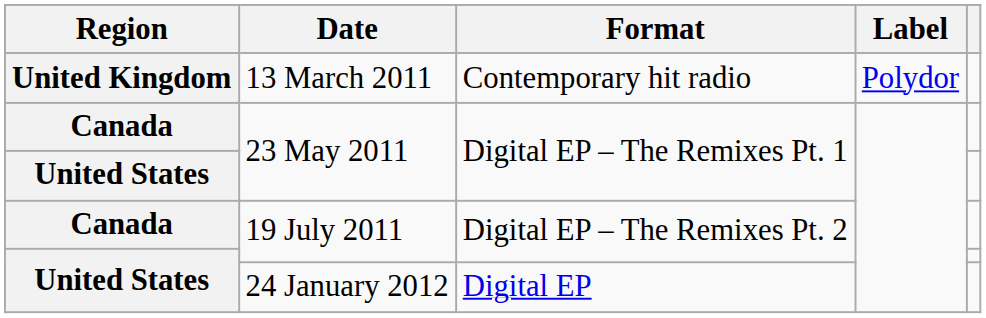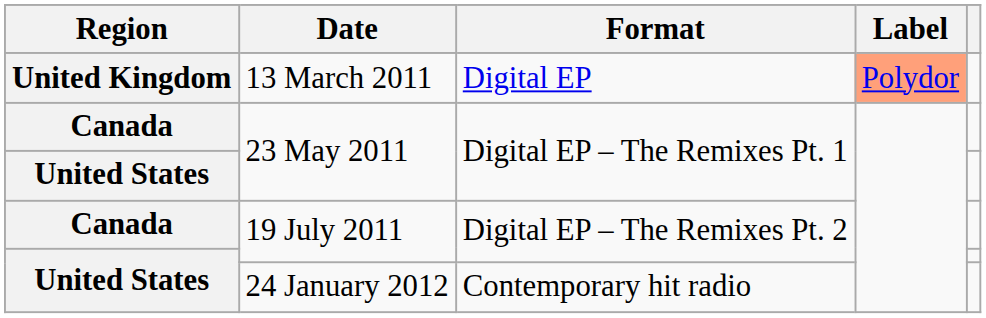(607, 77) Contemporary hit radio -> (527, 77) Digital EP
(910, 77) no background -> (910, 77) lightsalmon background
(527, 286) Digital EP -> (607, 286) Contemporary hit radio
